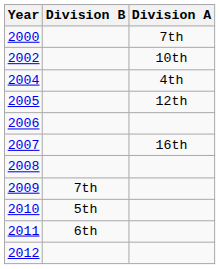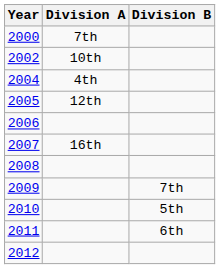columns swapped: (171, 15) <-> (86, 15)
